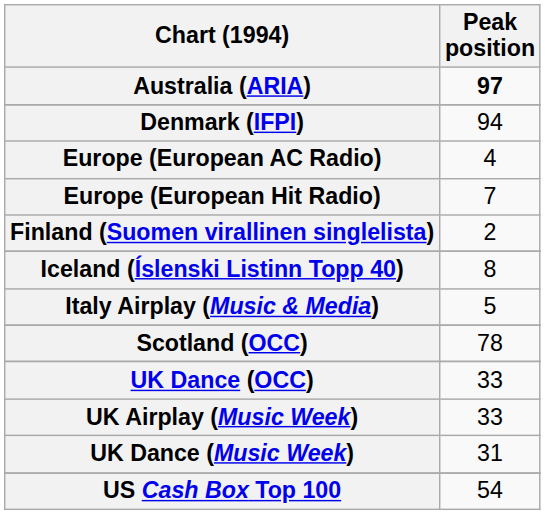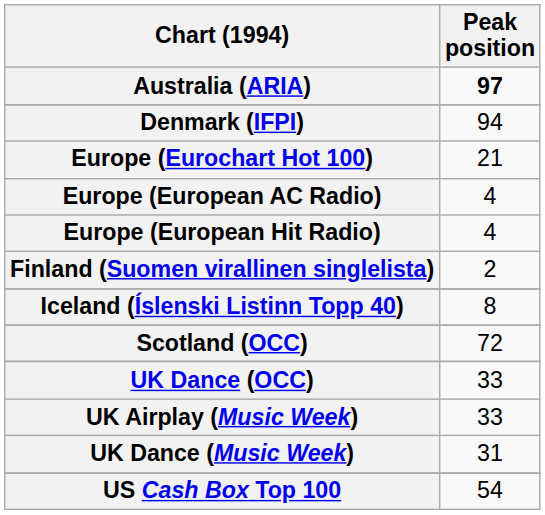+ row: (222, 159)
(490, 196) 7 -> (490, 232) 4
- row: (222, 306)
(490, 343) 78 -> (490, 343) 72
